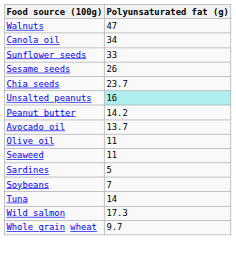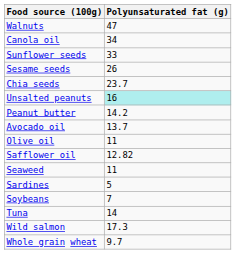+ row: (41, 156)
